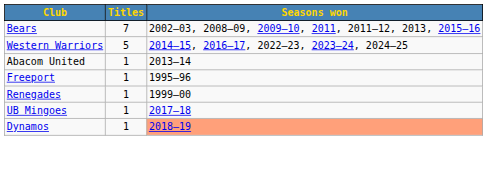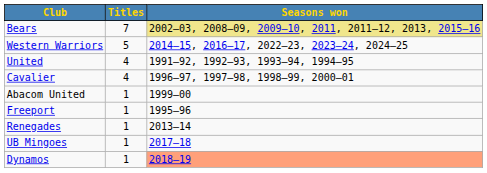(315, 29) no background -> (315, 29) khaki background
+ row: (25, 61)
+ row: (31, 78)
(170, 61) 2013–14 -> (170, 94) 1999–00
(170, 94) 1999–00 -> (170, 127) 2013–14
